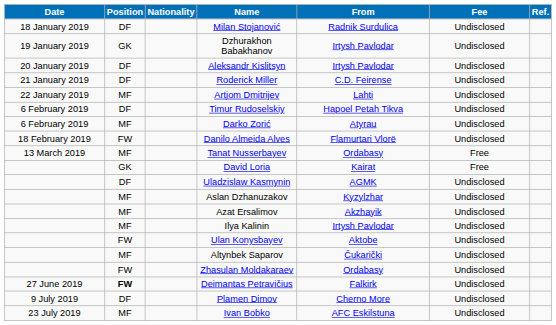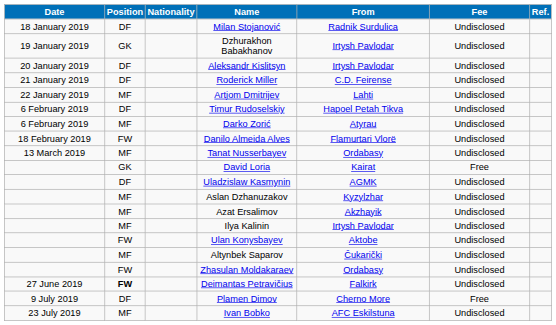(479, 153) Free -> (479, 153) Undisclosed
(479, 299) Undisclosed -> (479, 299) Free
